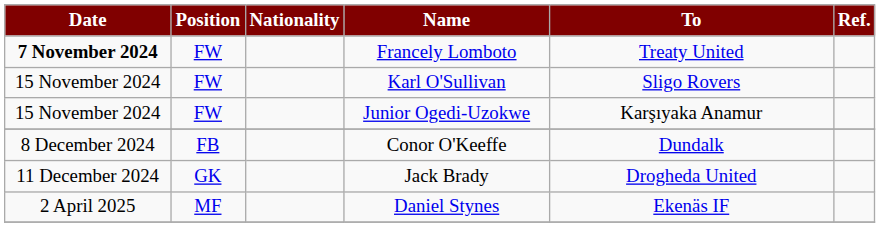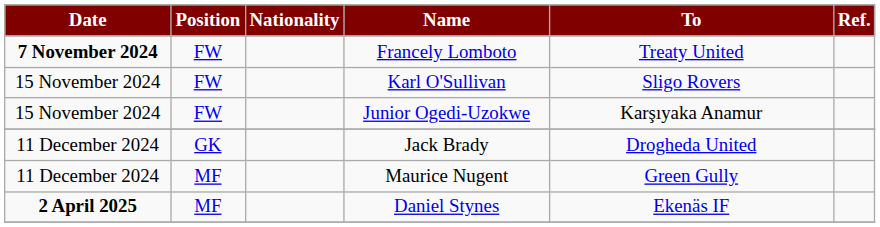- row: (447, 144)
+ row: (447, 176)
(88, 207) normal -> (88, 207) bold
